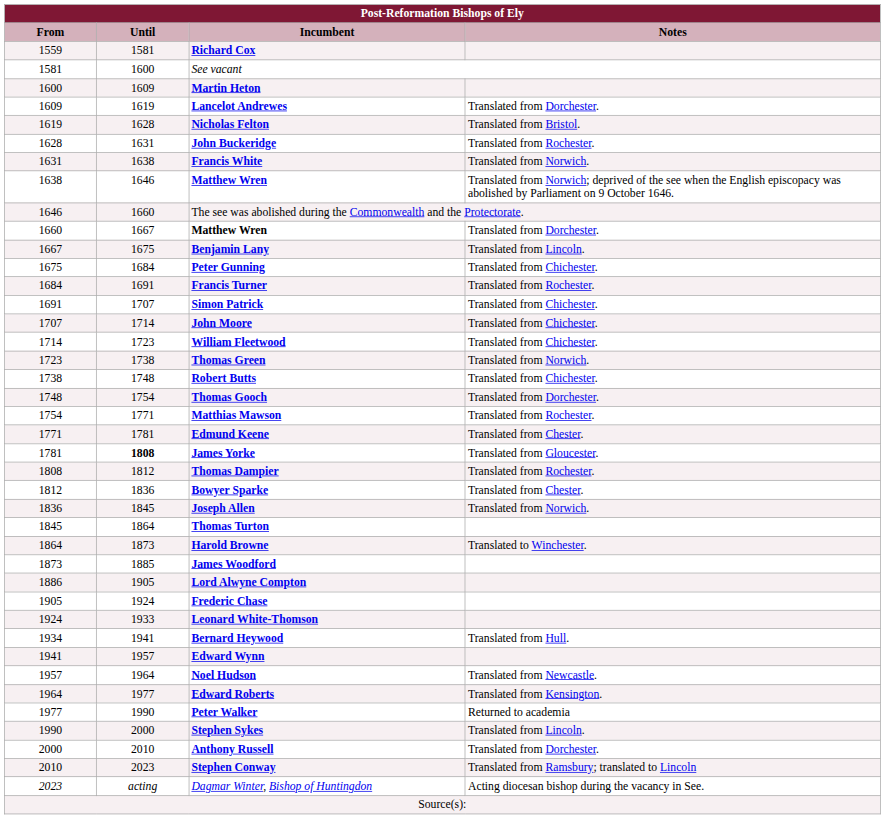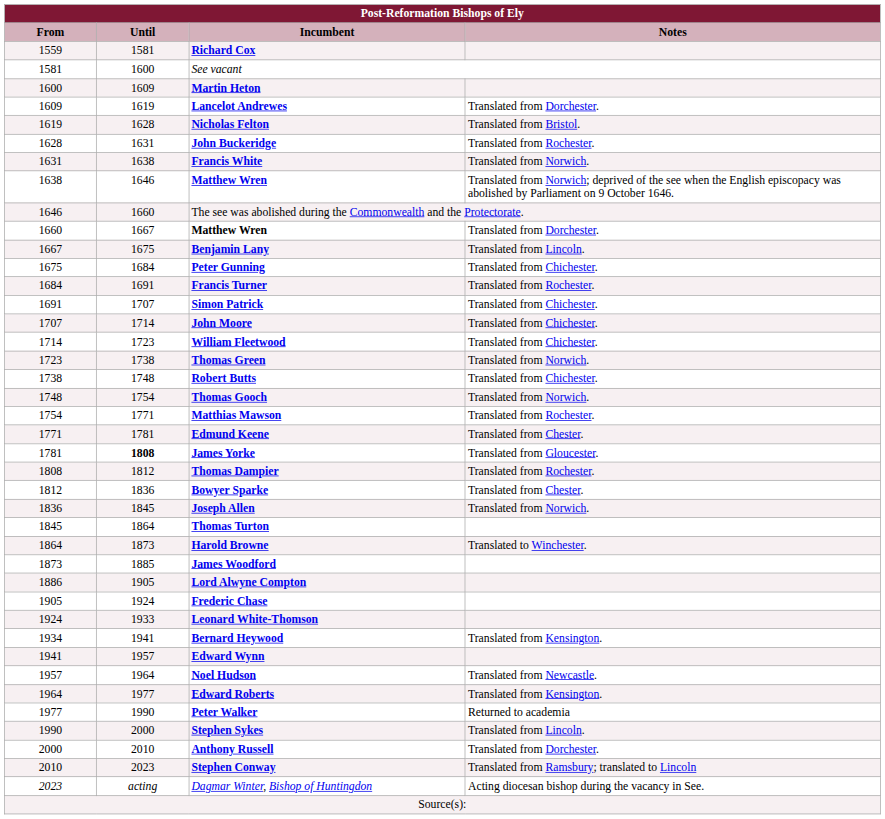(533, 397) Translated from Dorchester. -> (529, 397) Translated from Norwich.
(519, 638) Translated from Hull. -> (535, 638) Translated from Kensington.
